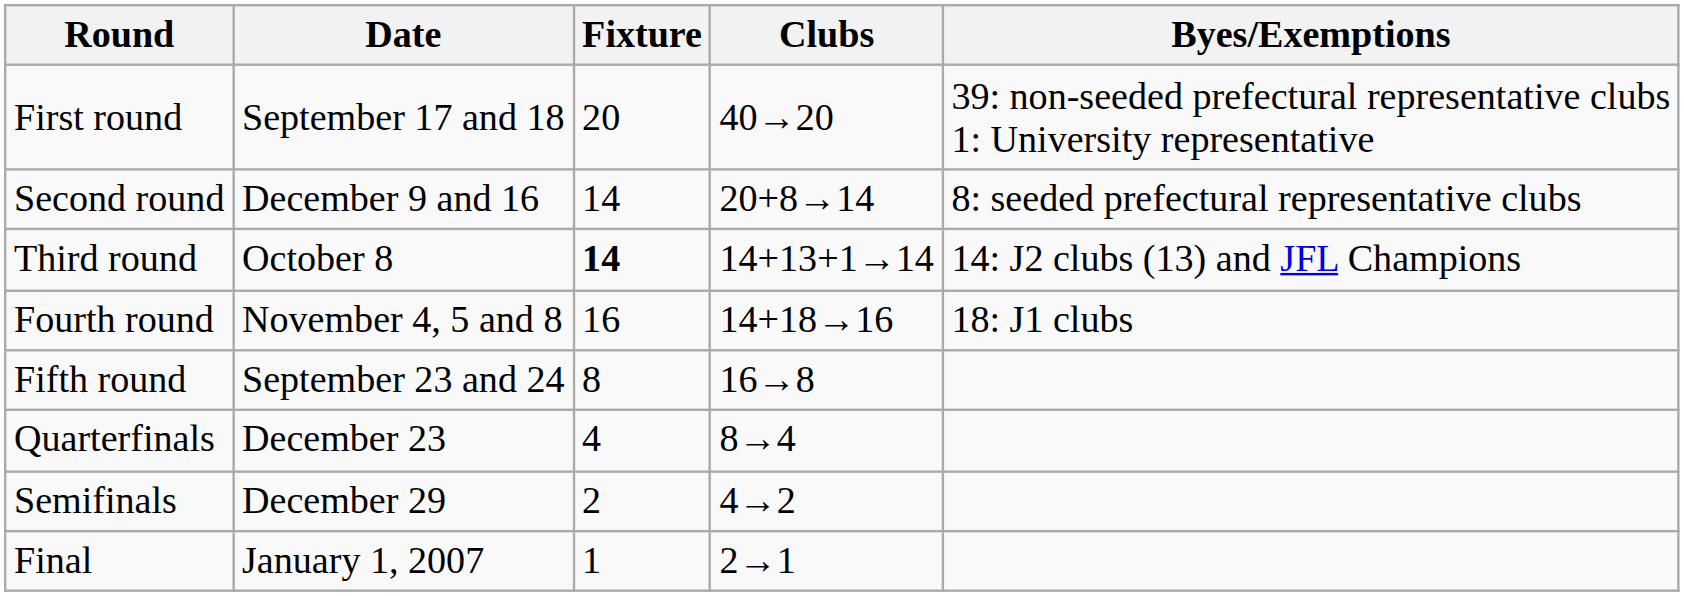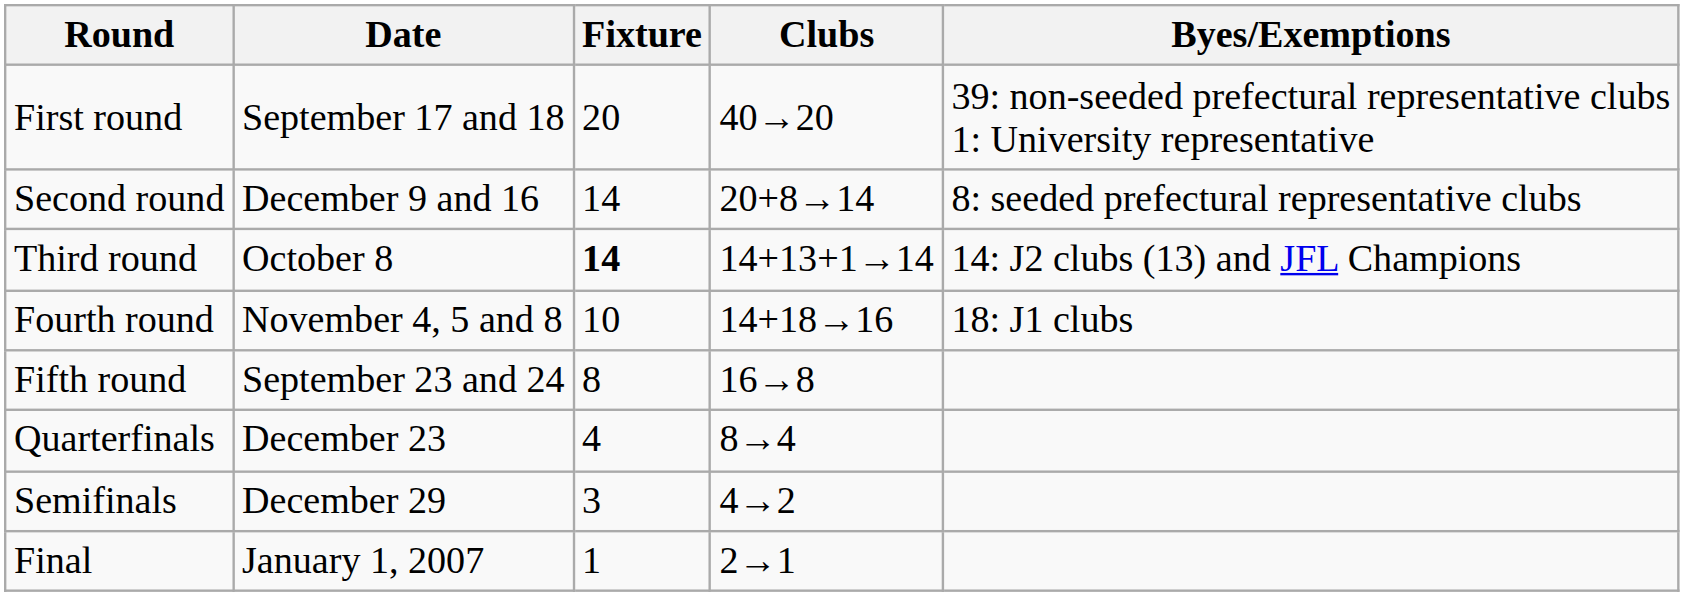(601, 319) 16 -> (601, 319) 10
(592, 500) 2 -> (592, 500) 3
